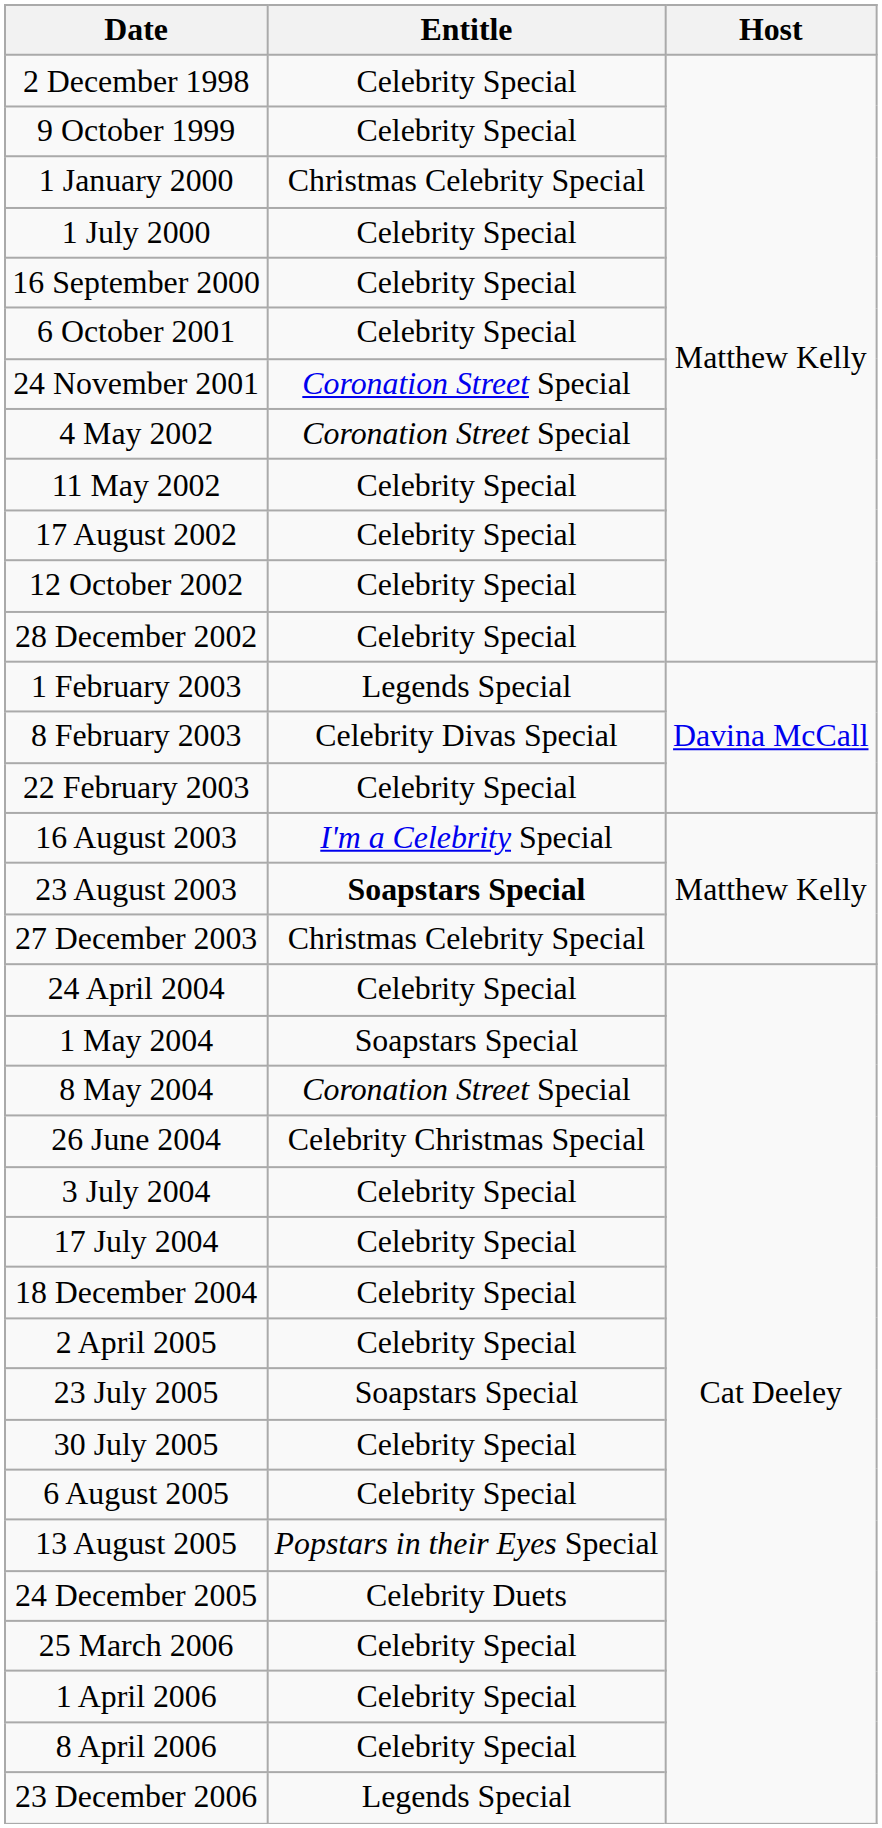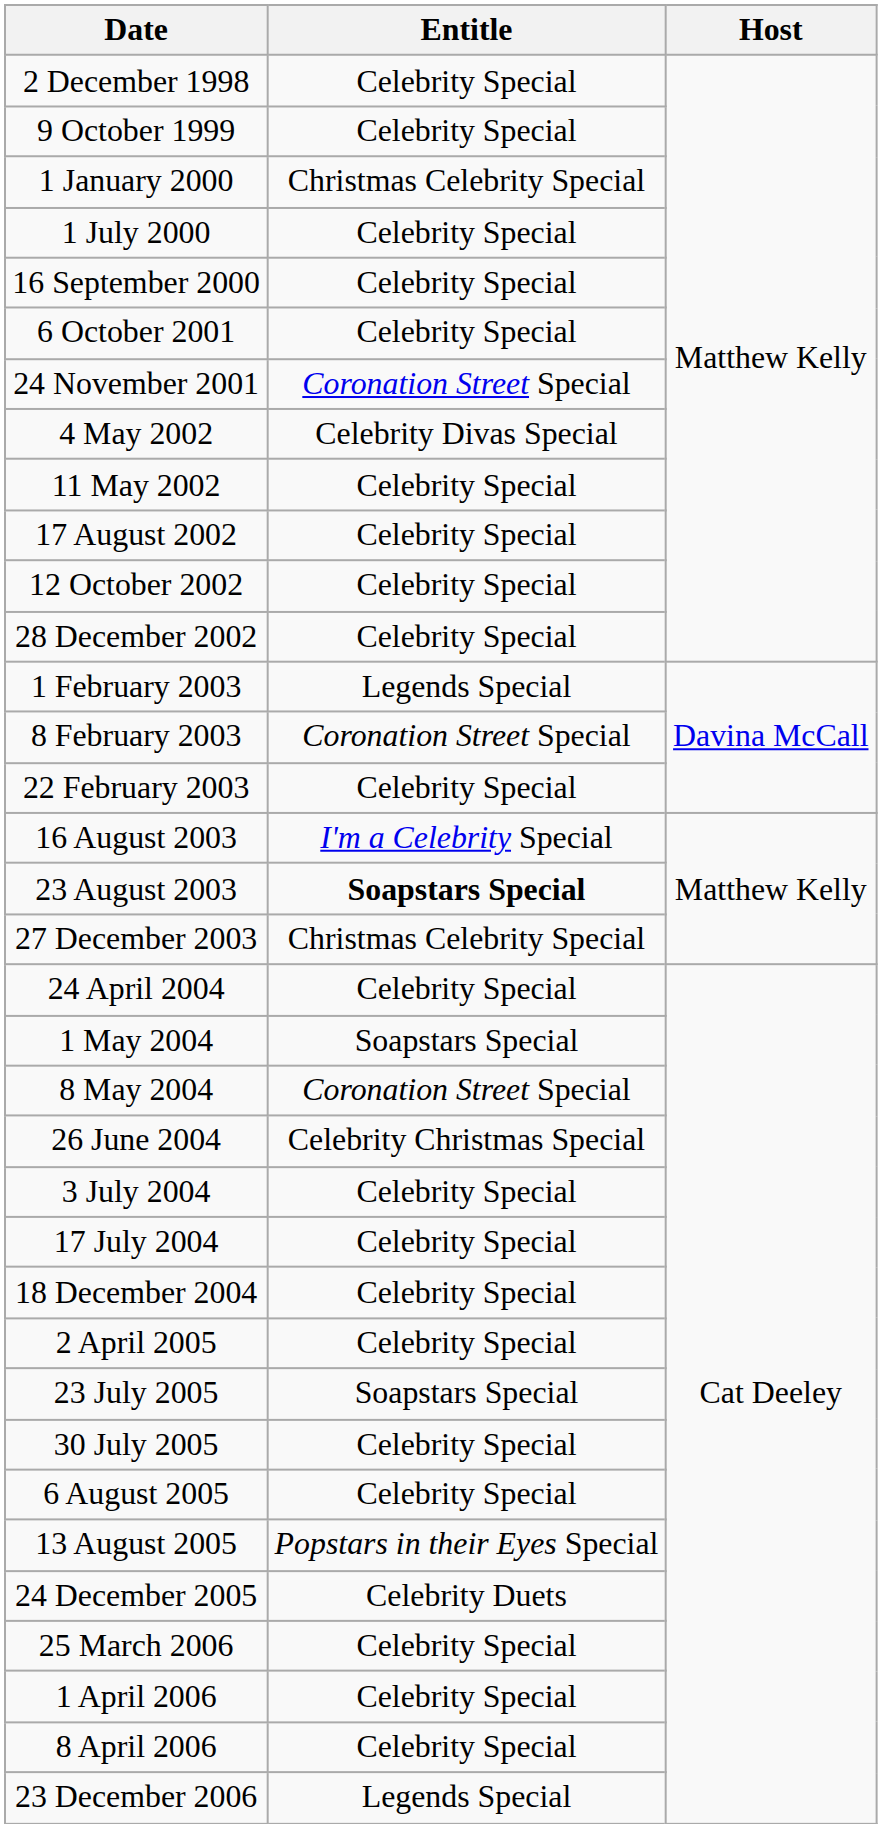(467, 433) Coronation Street Special -> (466, 433) Celebrity Divas Special
(466, 736) Celebrity Divas Special -> (467, 736) Coronation Street Special
